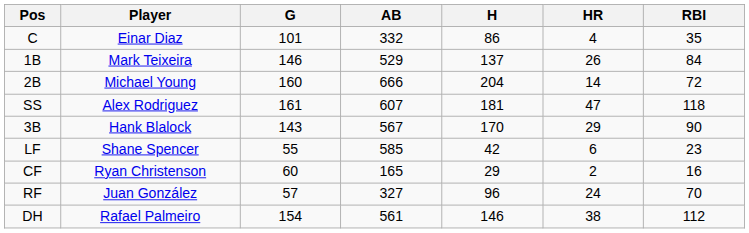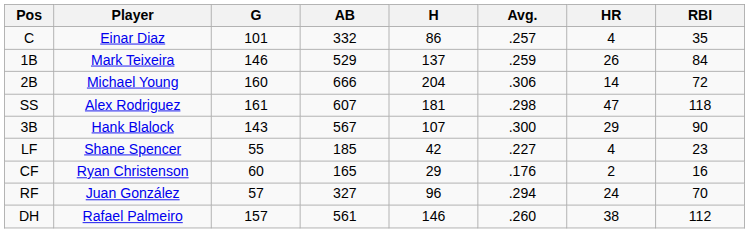+ column: (522, 15)
(492, 127) 170 -> (434, 127) 107
(391, 149) 585 -> (345, 149) 185
(593, 149) 6 -> (611, 149) 4
(290, 216) 154 -> (256, 216) 157
